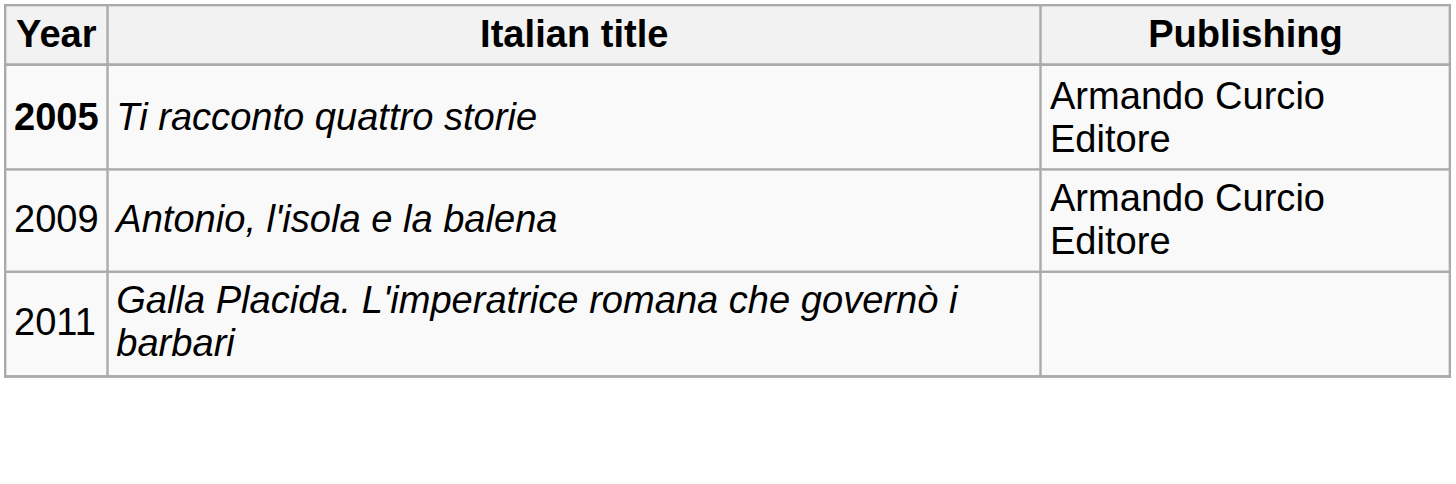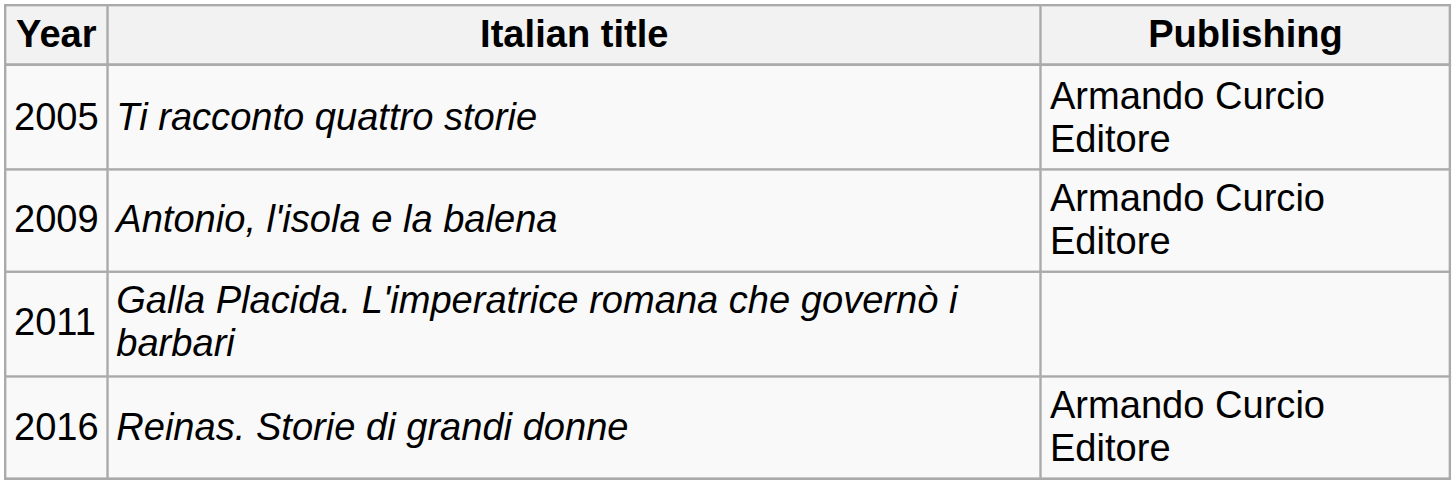(56, 116) bold -> (56, 116) normal
+ row: (372, 426)
